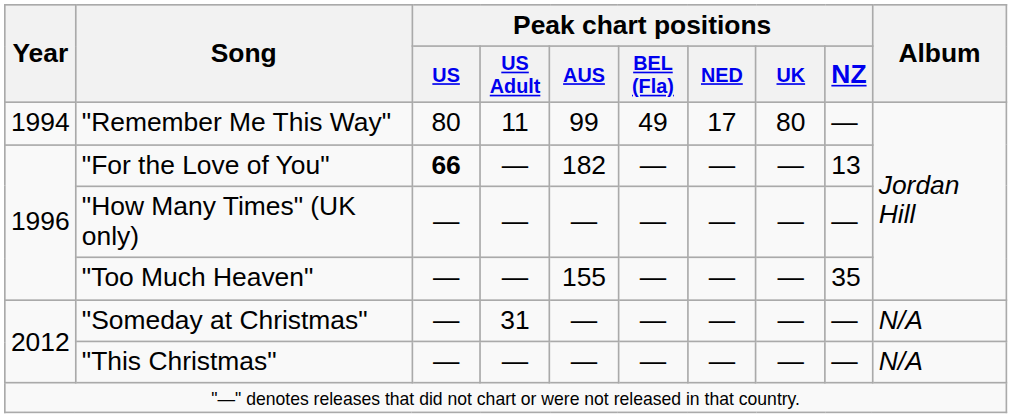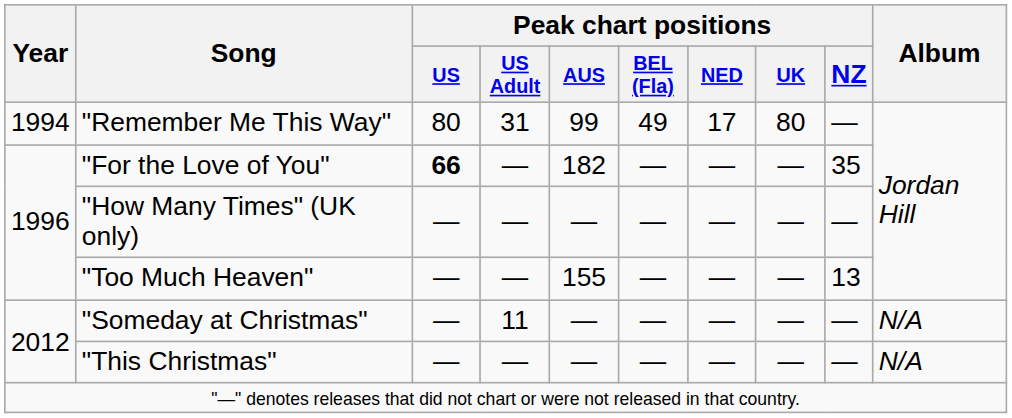(515, 123) 11 -> (515, 123) 31
(846, 164) 13 -> (846, 164) 35
(846, 278) 35 -> (846, 278) 13
(515, 320) 31 -> (515, 320) 11
